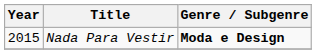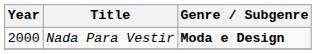(24, 38) 2015 -> (24, 38) 2000
